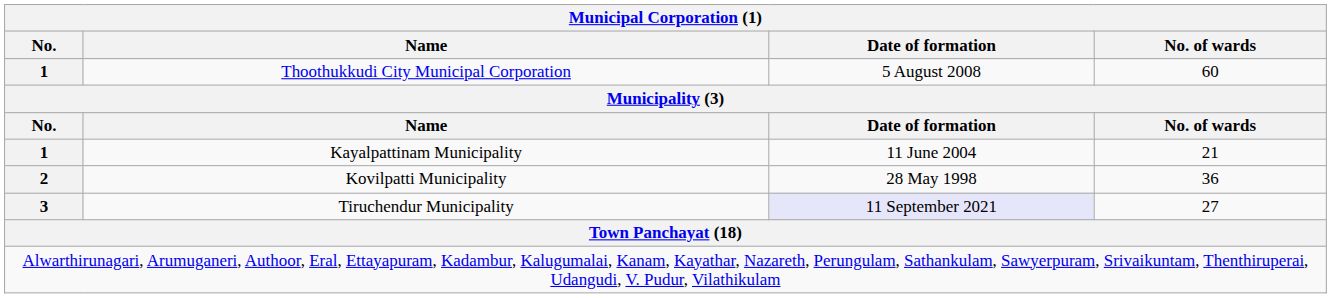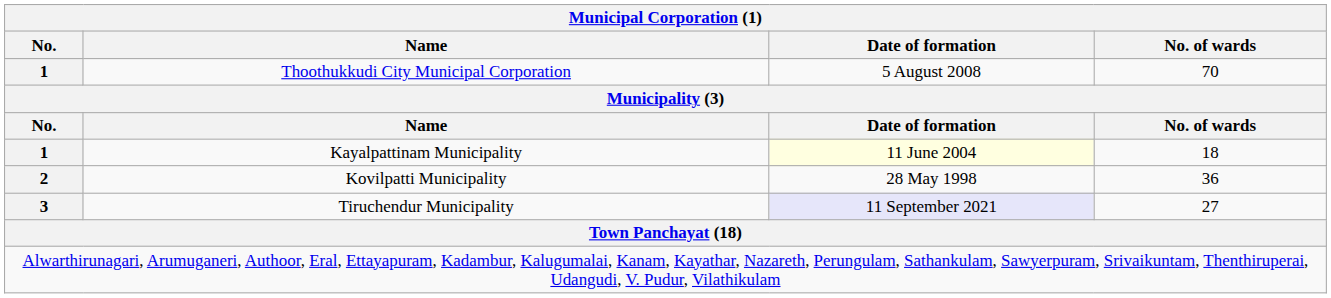(1210, 71) 60 -> (1210, 71) 70
(931, 152) no background -> (931, 152) lightyellow background
(1210, 152) 21 -> (1210, 152) 18
